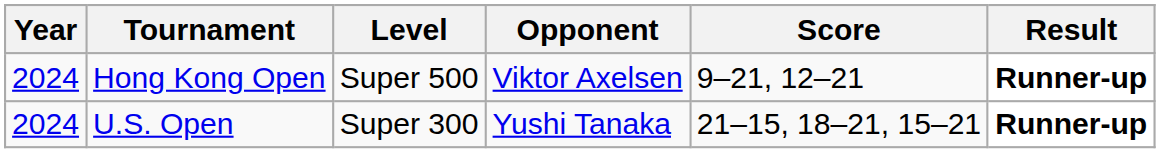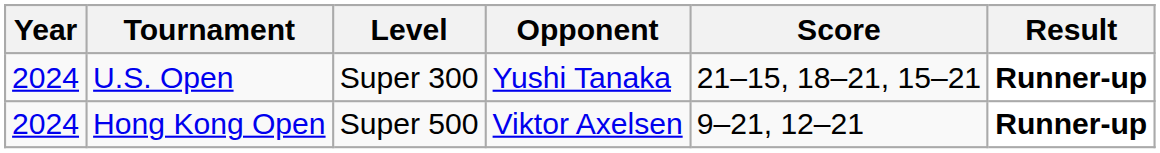rows swapped: (163, 124) <-> (209, 77)
